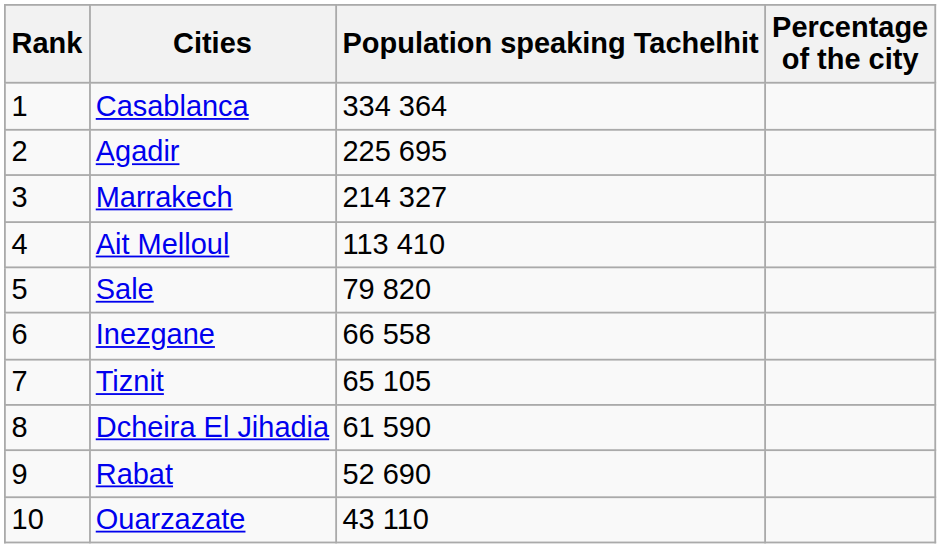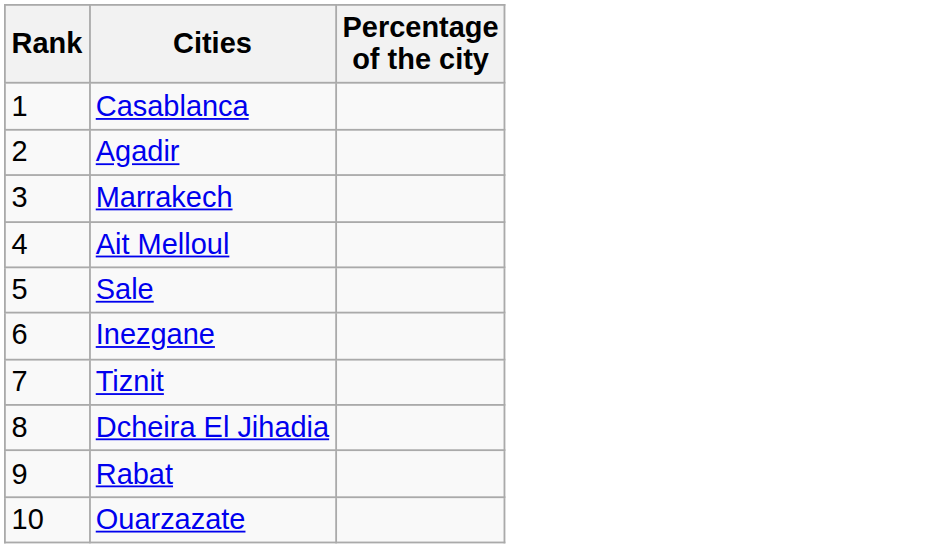- column: (551, 43)
